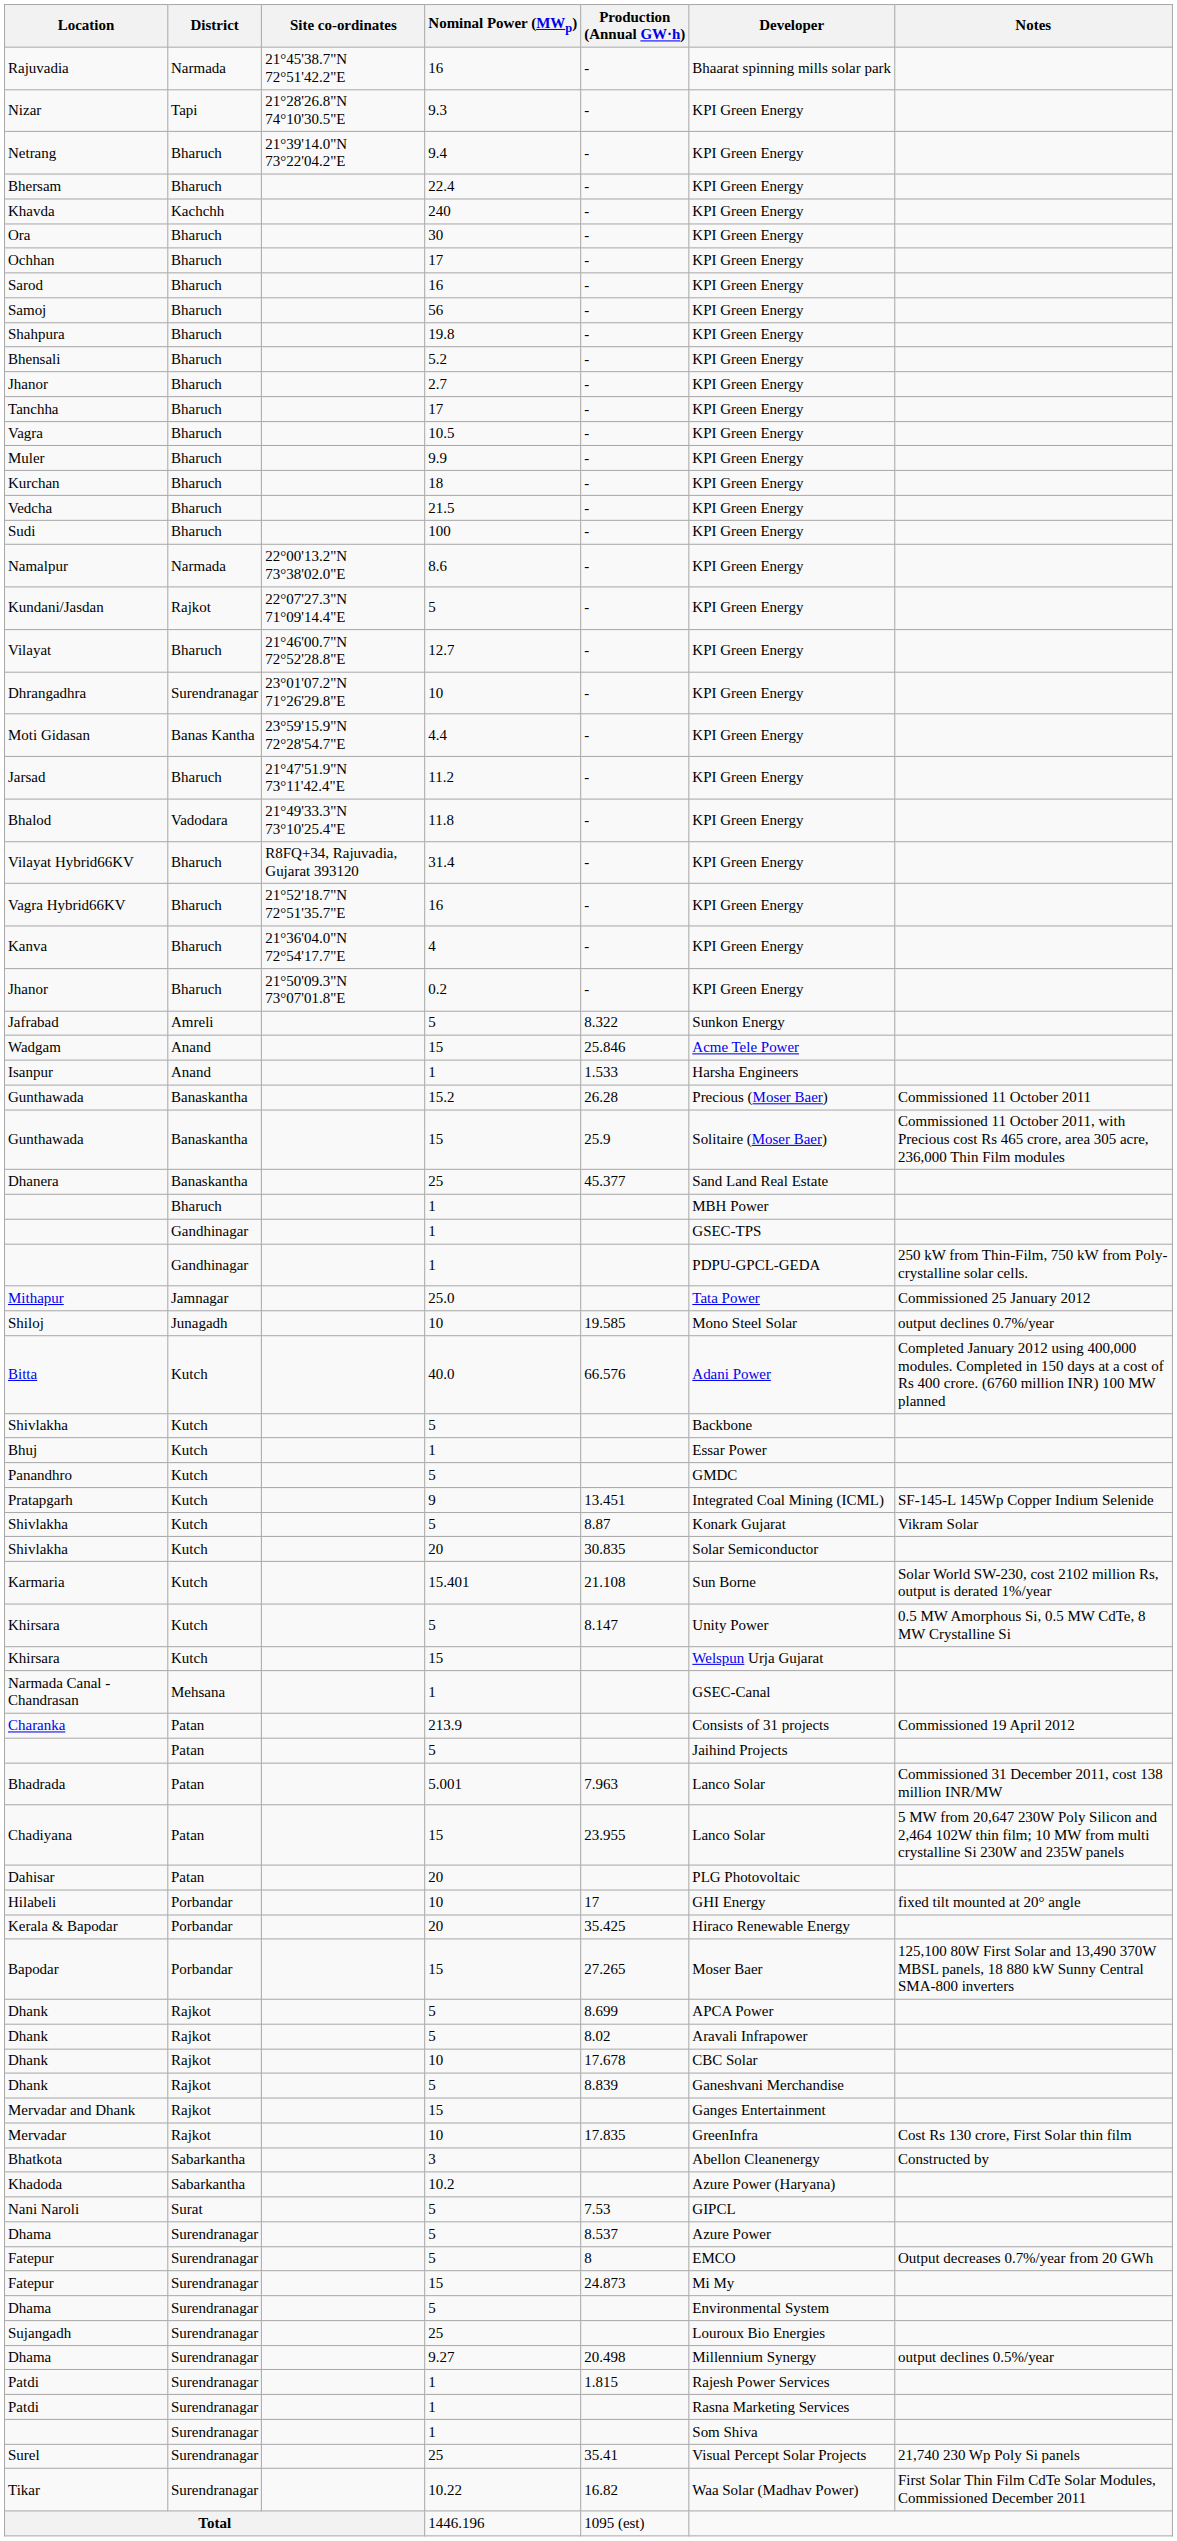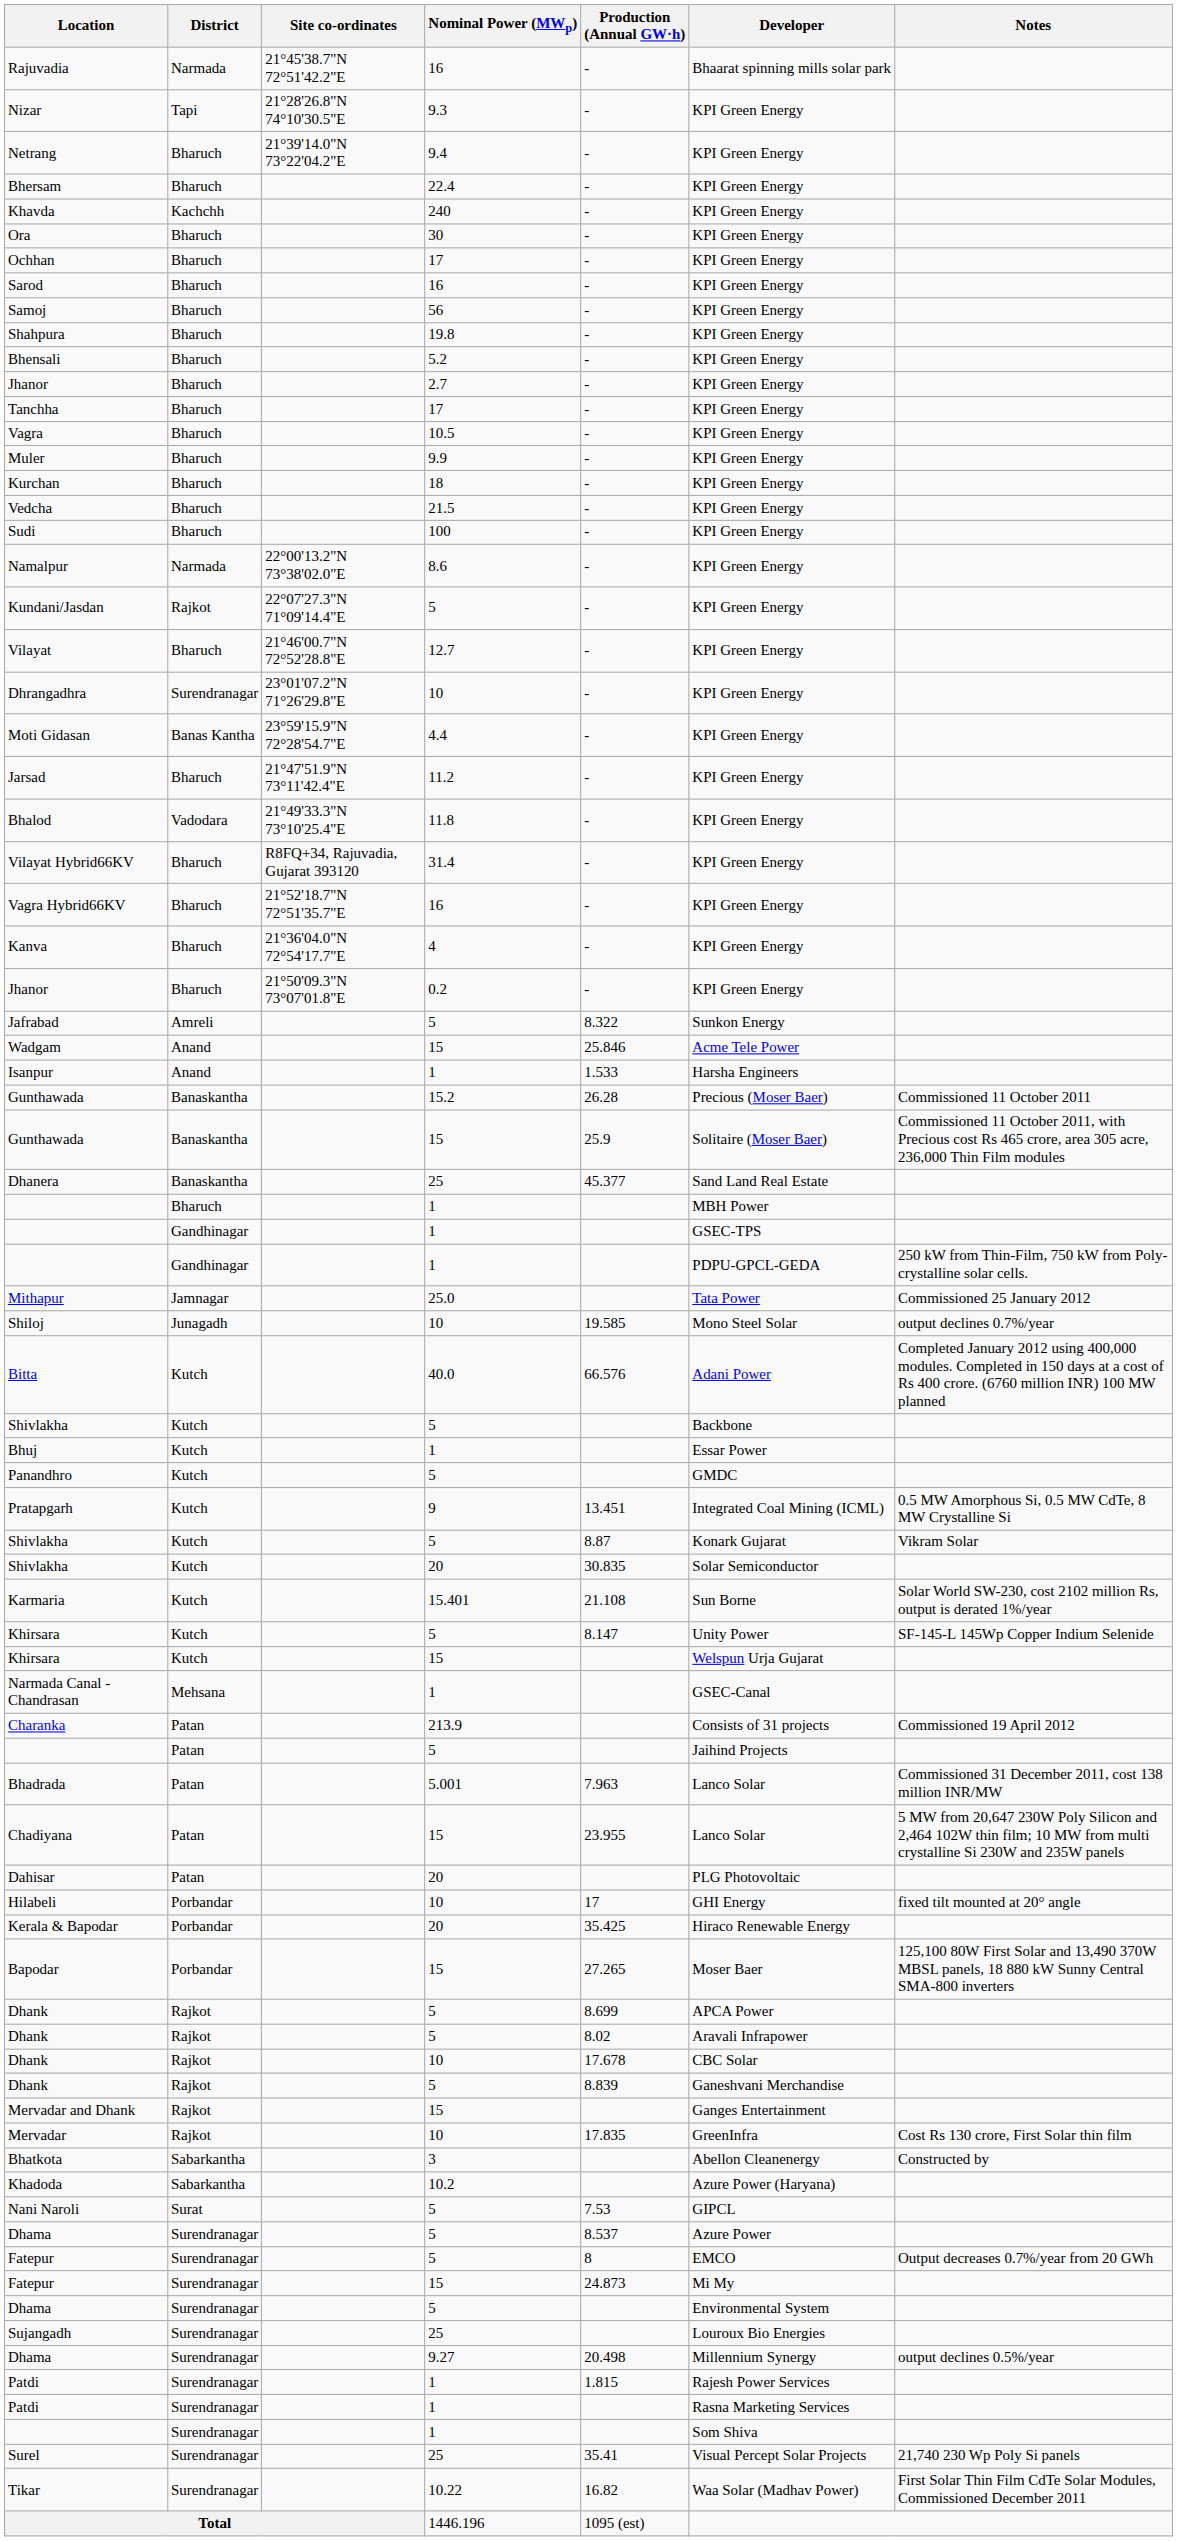(1026, 1500) SF-145-L 145Wp Copper Indium Selenide -> (1022, 1508) 0.5 MW Amorphous Si, 0.5 MW CdTe, 8 MW Crystalline Si
(1022, 1625) 0.5 MW Amorphous Si, 0.5 MW CdTe, 8 MW Crystalline Si -> (1026, 1634) SF-145-L 145Wp Copper Indium Selenide
